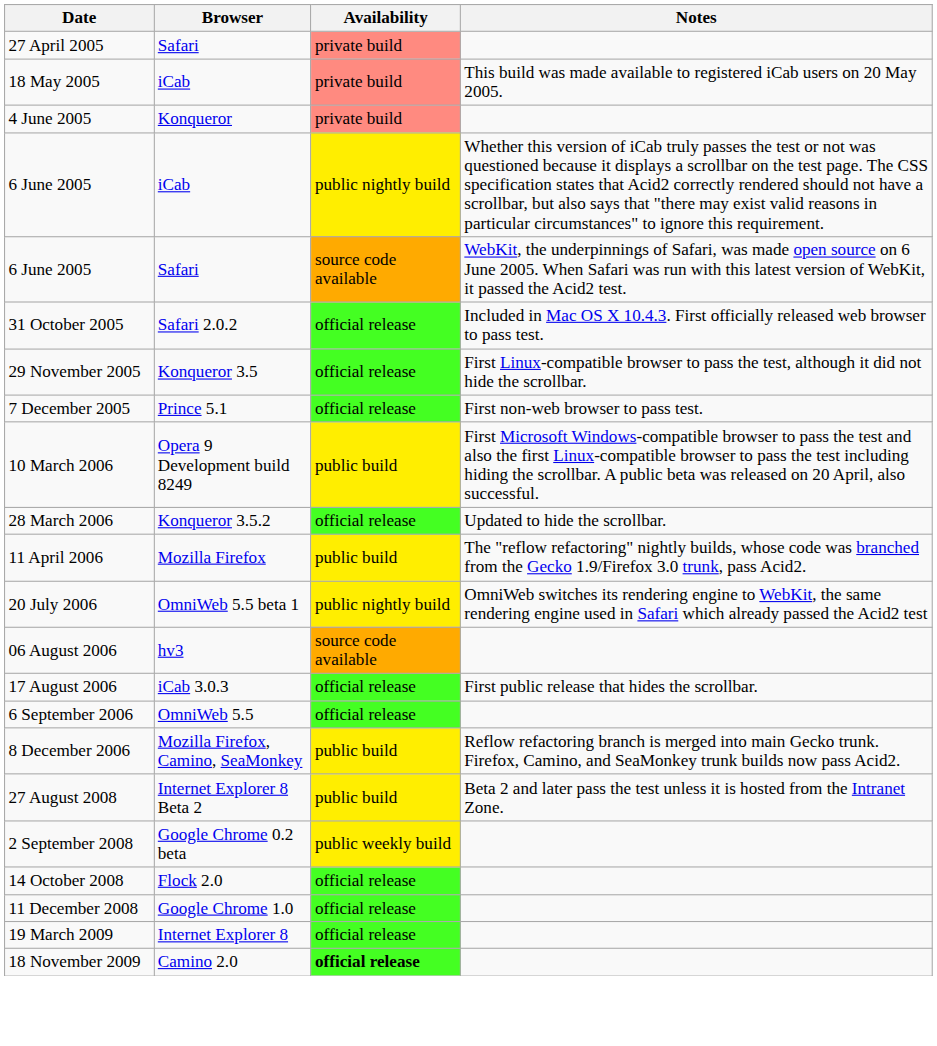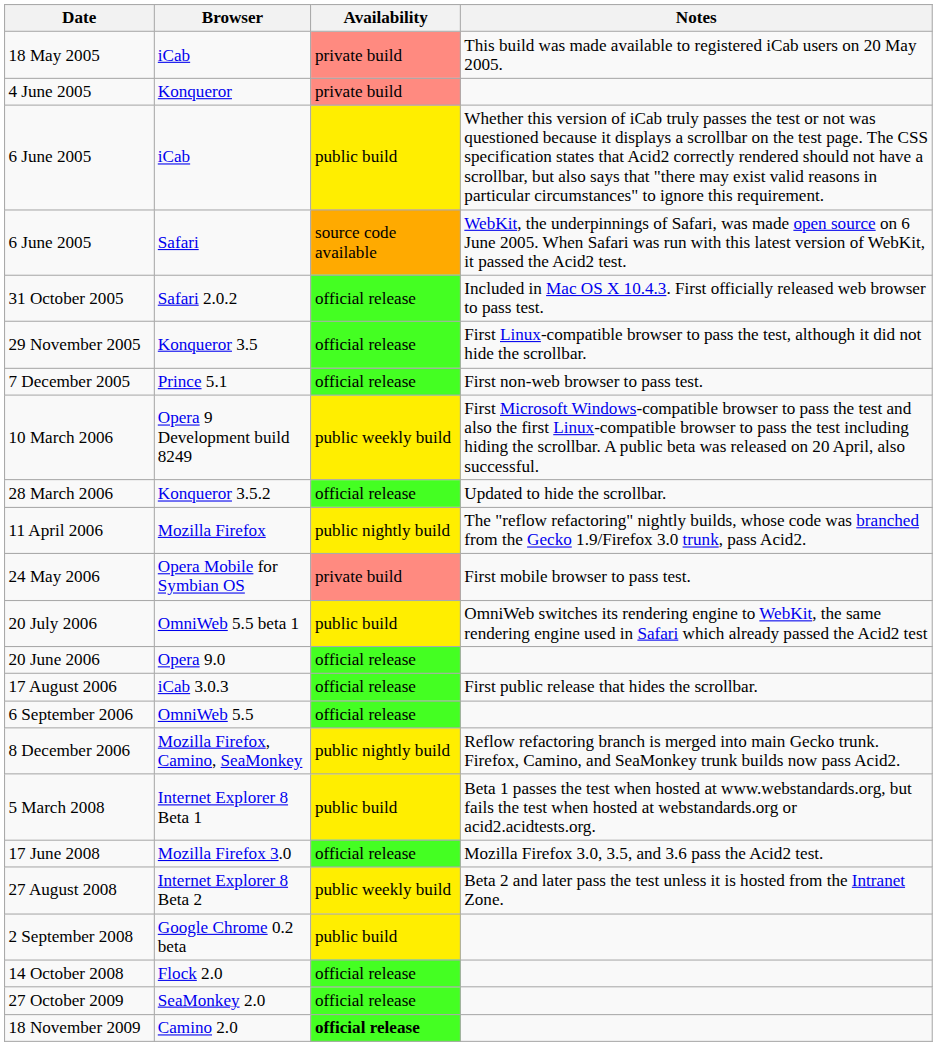- row: (56, 45)
(383, 184) public nightly build -> (356, 157) public build
(356, 464) public build -> (383, 437) public weekly build
(356, 557) public build -> (383, 530) public nightly build
+ row: (54, 576)
(383, 603) public nightly build -> (356, 623) public build
+ row: (54, 659)
- row: (63, 650)
(356, 751) public build -> (383, 751) public nightly build
+ row: (57, 807)
+ row: (54, 853)
(356, 797) public build -> (383, 890) public weekly build
(383, 843) public weekly build -> (356, 936) public build
- row: (73, 907)
- row: (61, 934)
+ row: (66, 1000)
